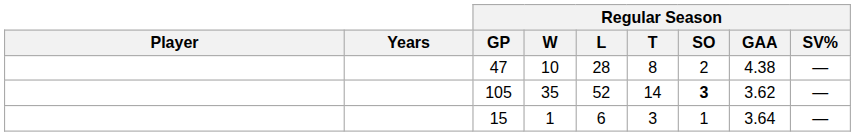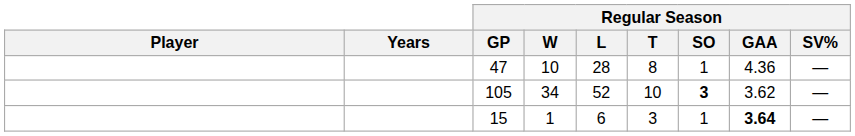(704, 68) 2 -> (704, 68) 1
(760, 68) 4.38 -> (760, 68) 4.36
(550, 93) 35 -> (550, 93) 34
(653, 93) 14 -> (653, 93) 10
(760, 119) normal -> (760, 119) bold
